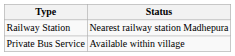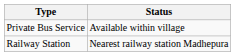rows swapped: (46, 43) <-> (38, 28)
